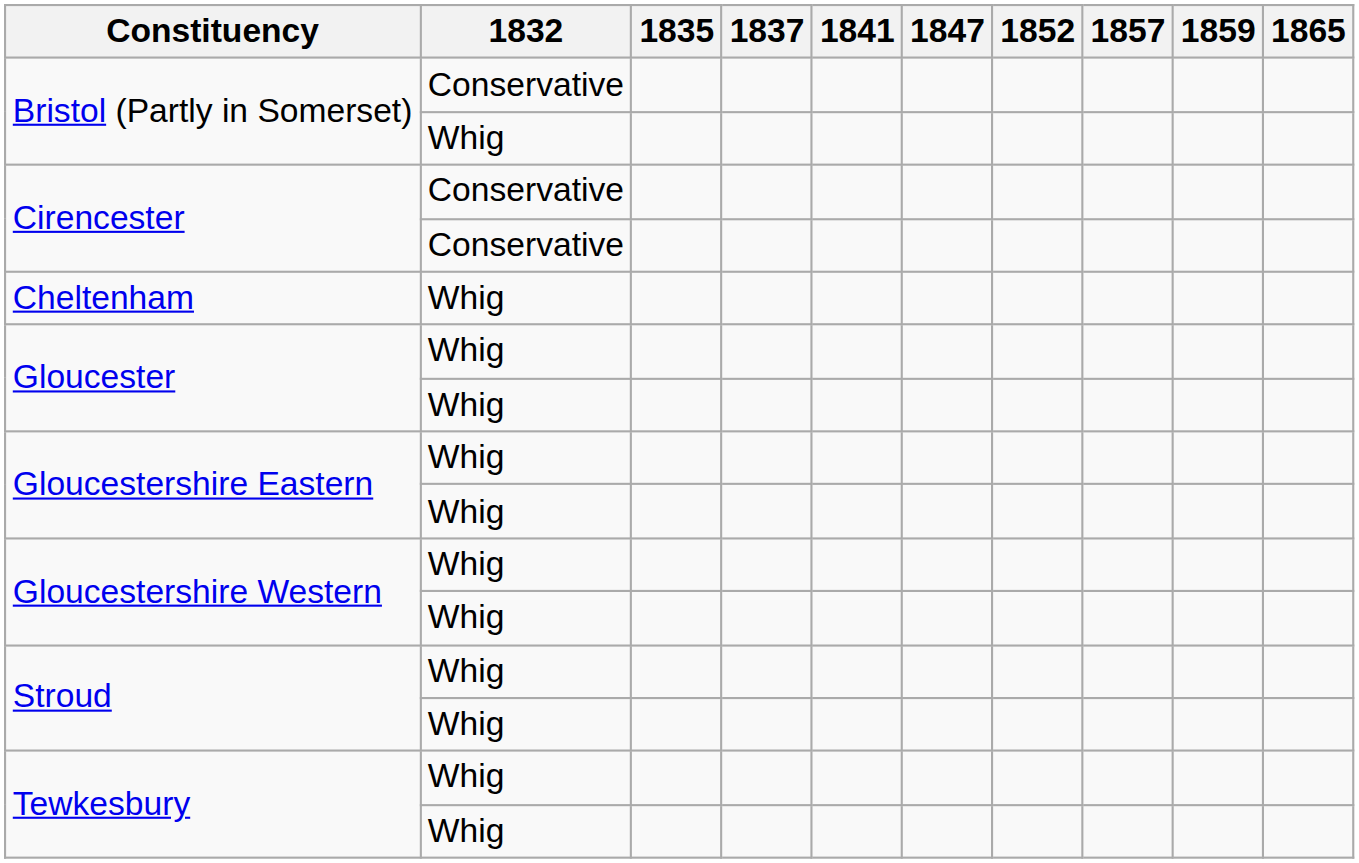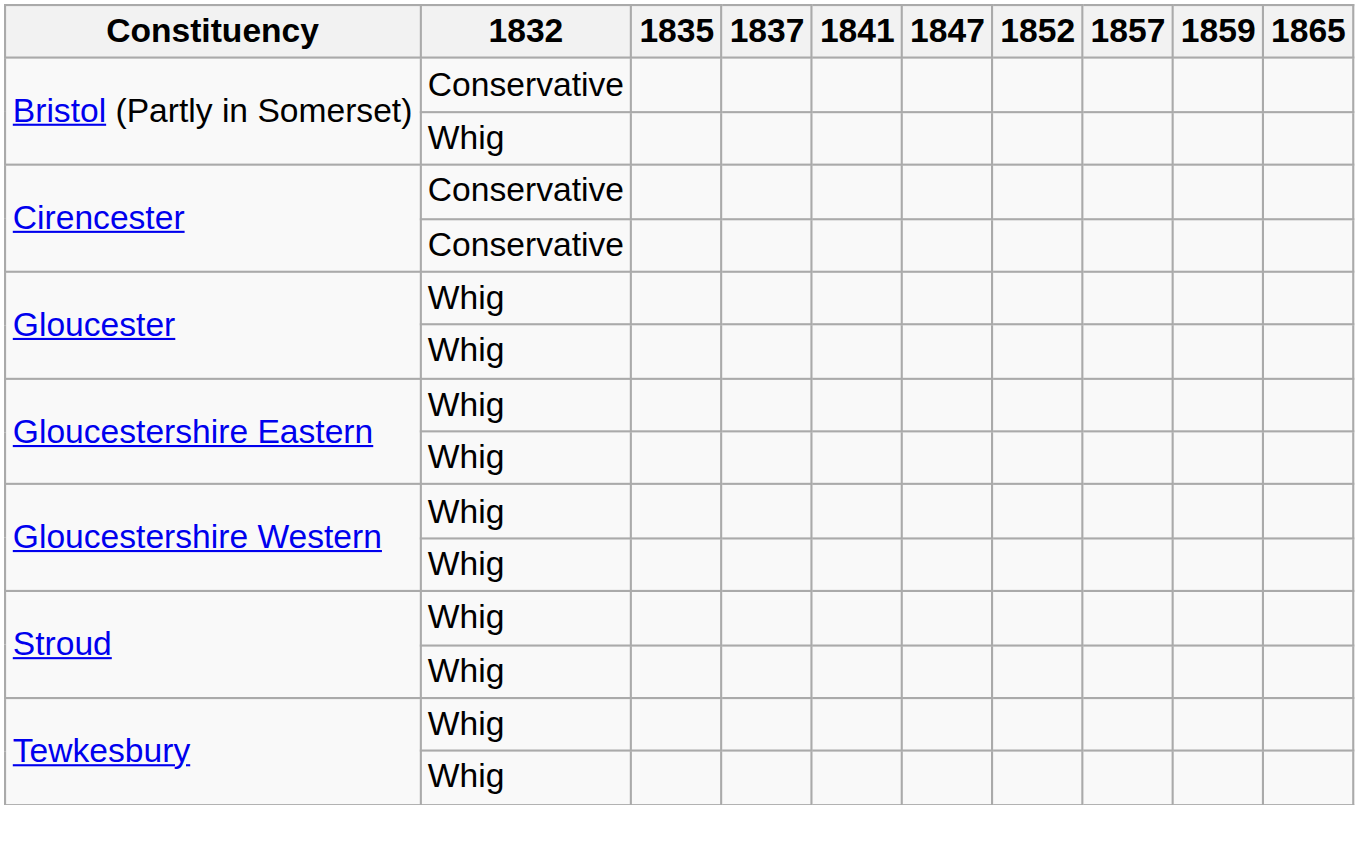- row: (103, 297)
